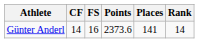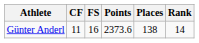(76, 29) 14 -> (76, 29) 11
(150, 29) 141 -> (150, 29) 138
